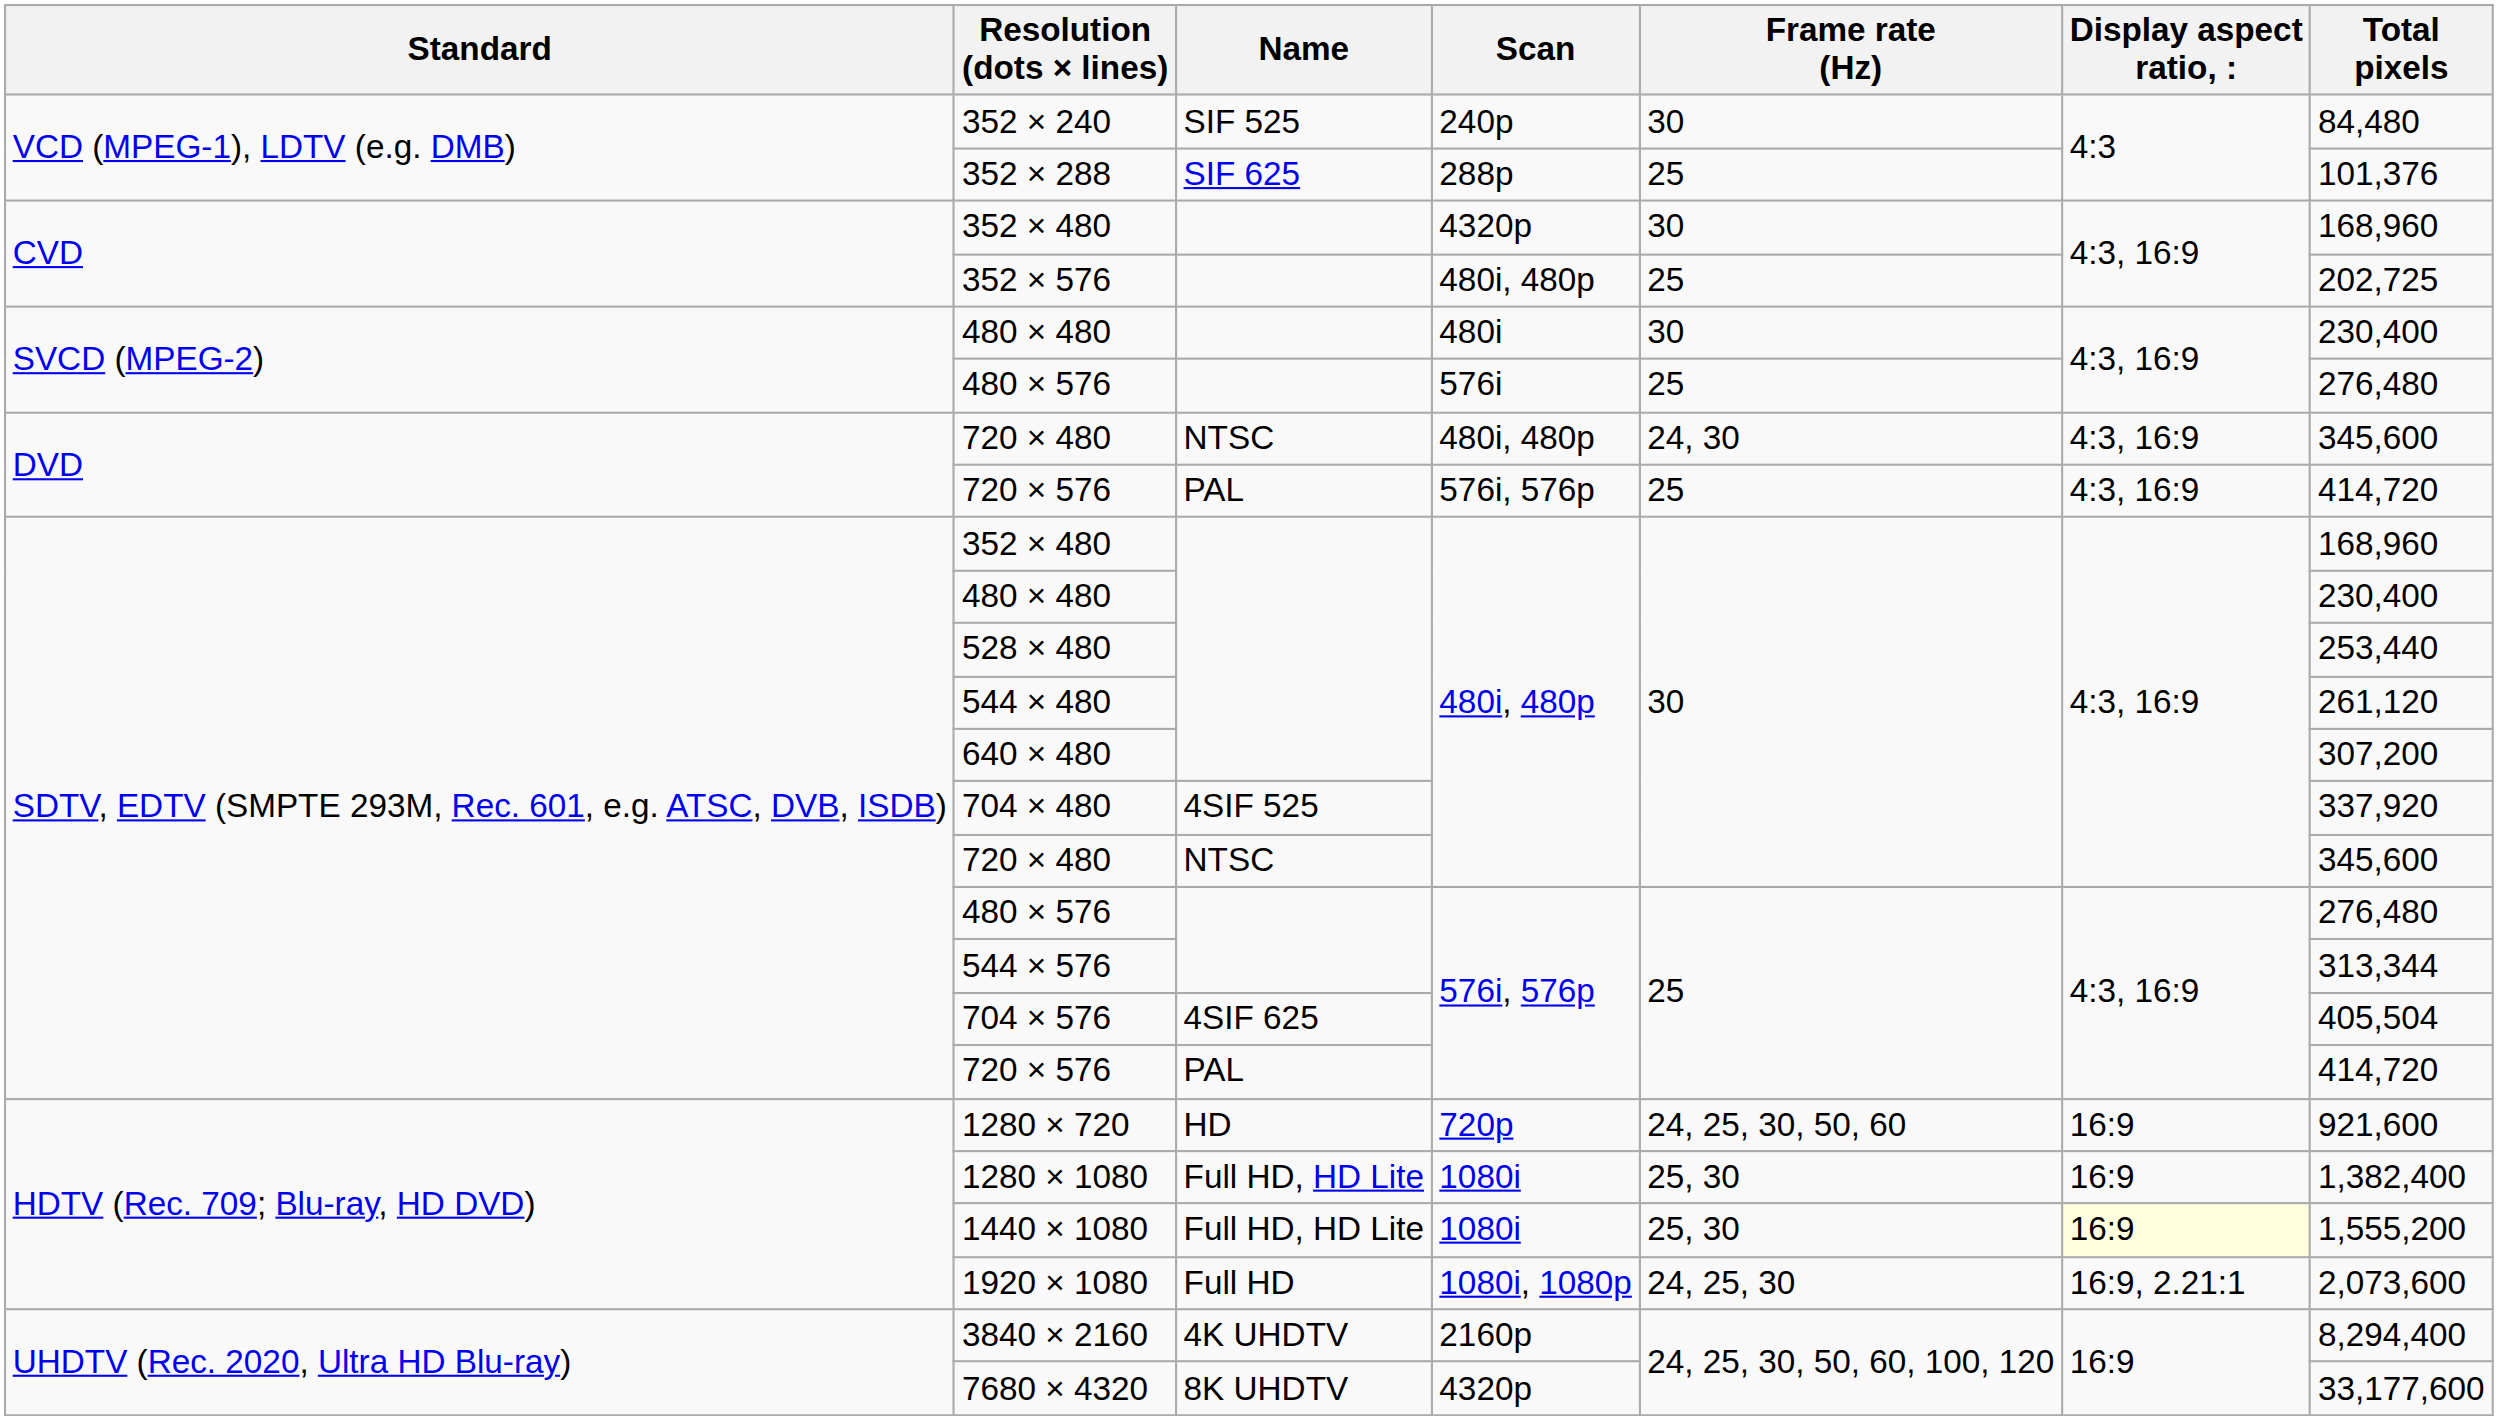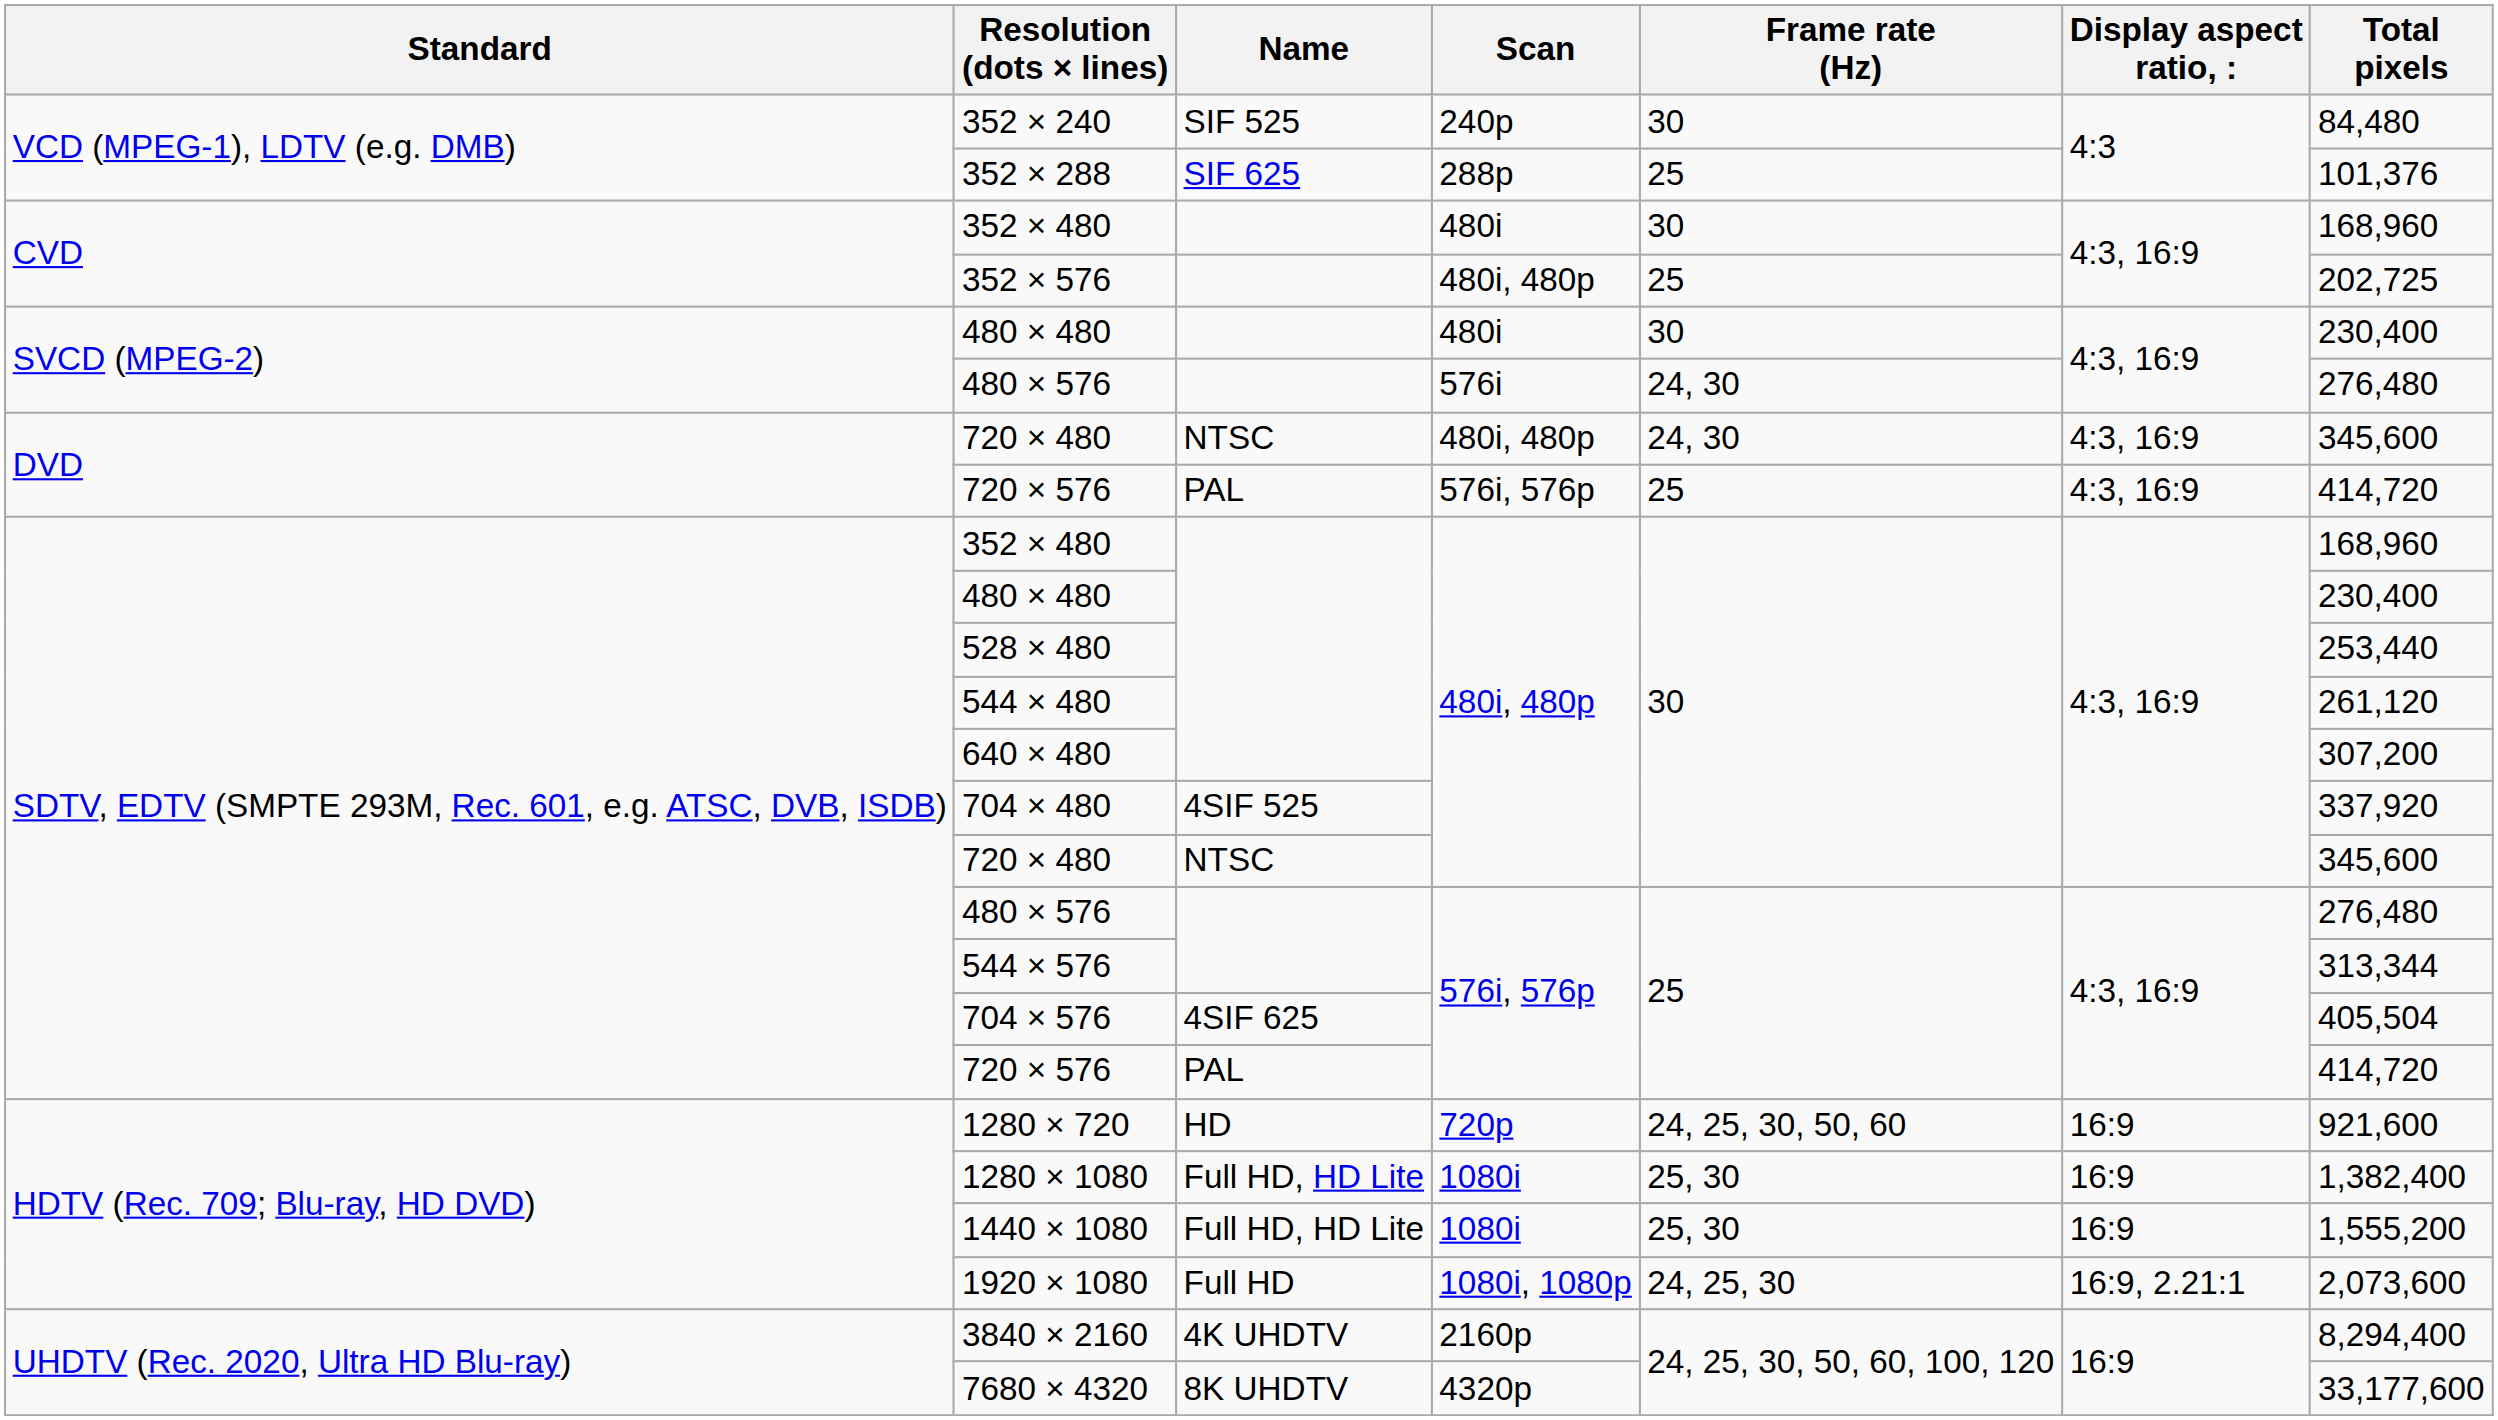(1486, 226) 4320p -> (1471, 226) 480i
(1666, 385) 25 -> (1693, 385) 24, 30
(2102, 1229) lightyellow background -> (2102, 1229) no background
